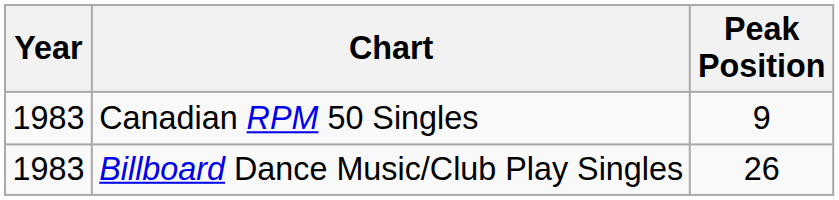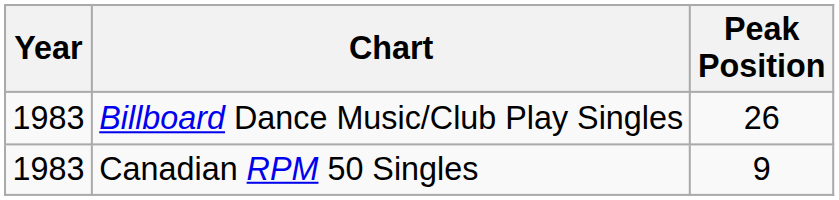rows swapped: (289, 117) <-> (391, 169)
